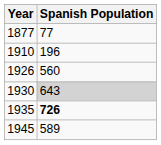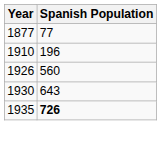(50, 91) lightgrey background -> (50, 91) no background
- row: (21, 129)
